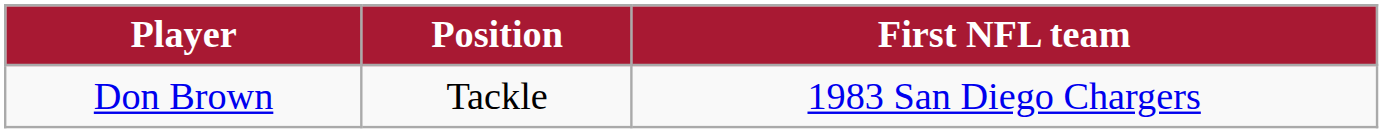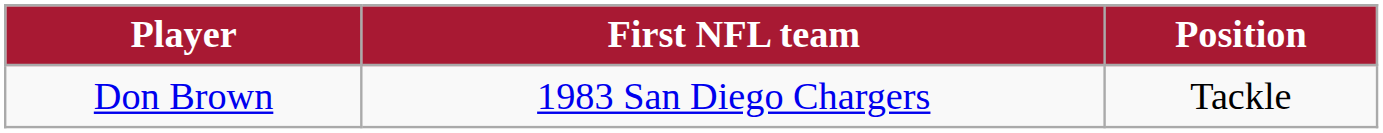columns swapped: (497, 34) <-> (1004, 34)
